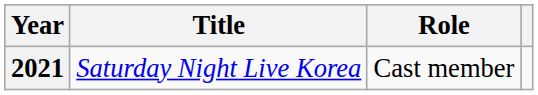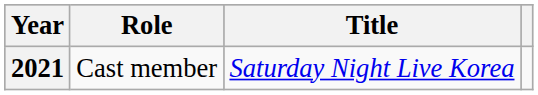columns swapped: (219, 25) <-> (444, 25)
